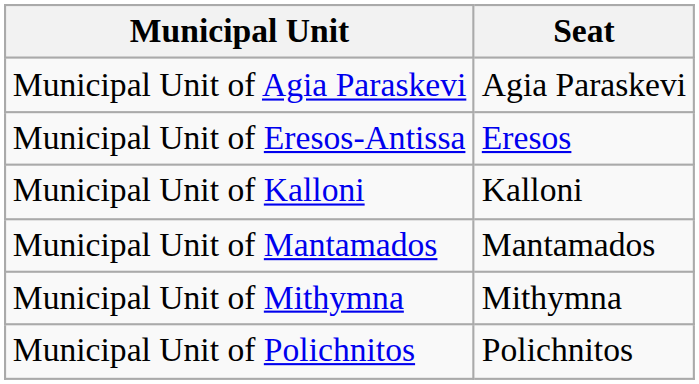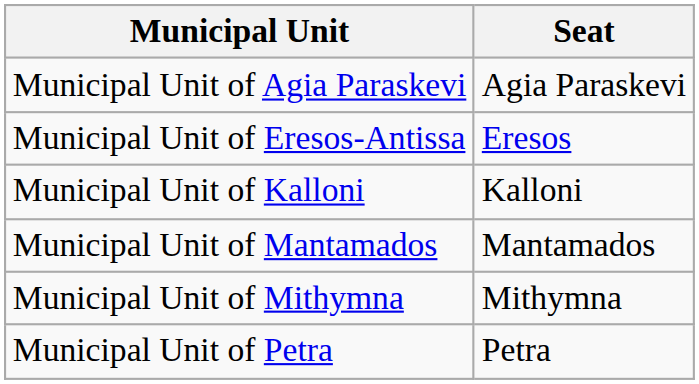+ row: (173, 350)
- row: (214, 350)
